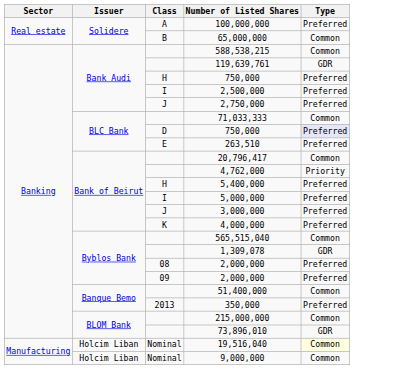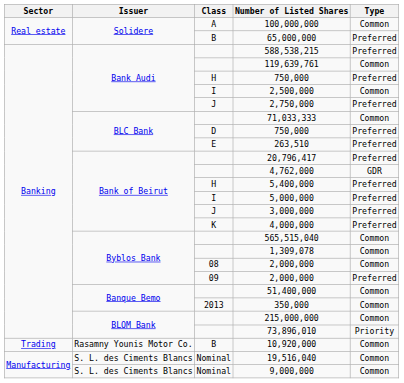(325, 24) Preferred -> (374, 24) Common
(325, 38) Common -> (374, 38) Preferred
(325, 51) Common -> (374, 51) Preferred
(325, 64) GDR -> (374, 64) Common
(325, 91) Preferred -> (374, 91) Common
(325, 131) lavender background -> (374, 131) no background
(325, 158) Common -> (374, 158) Preferred
(325, 171) Priority -> (374, 171) GDR
(325, 251) GDR -> (374, 251) Common
(325, 265) Preferred -> (374, 265) Common
(325, 305) Preferred -> (374, 305) Common
(325, 331) GDR -> (374, 331) Priority
+ row: (214, 345)
(109, 345) Holcim Liban -> (133, 358) S. L. des Ciments Blancs
(325, 345) lightyellow background -> (374, 358) no background
(109, 358) Holcim Liban -> (133, 371) S. L. des Ciments Blancs
